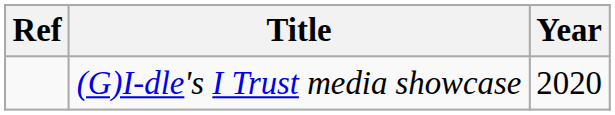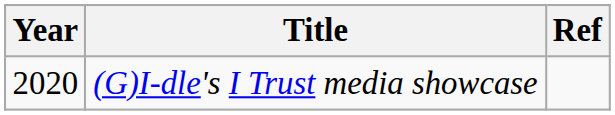columns swapped: (569, 30) <-> (37, 30)
